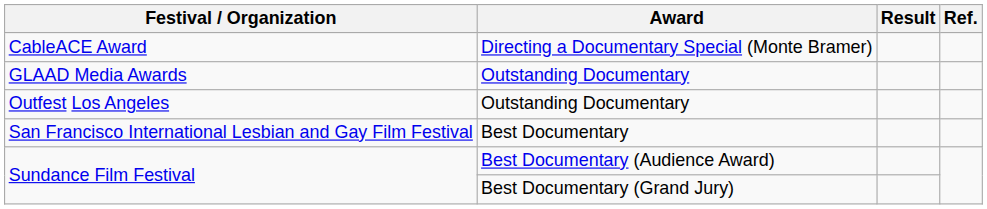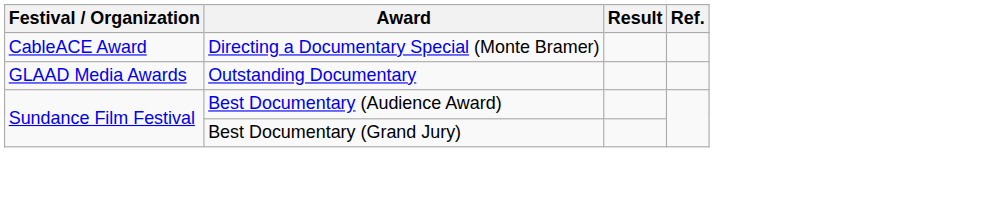- row: (89, 103)
- row: (241, 132)
